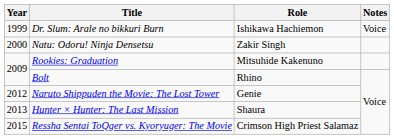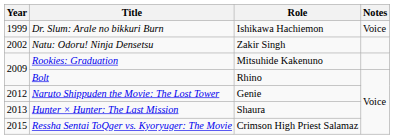(17, 45) 2000 -> (17, 45) 2002
